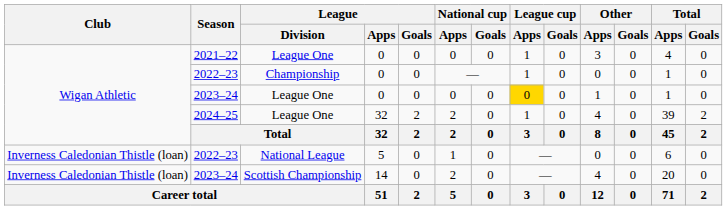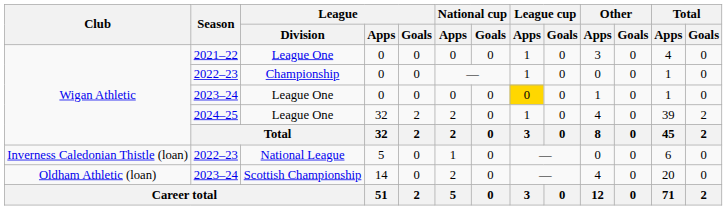(98, 174) Inverness Caledonian Thistle (loan) -> (98, 174) Oldham Athletic (loan)
